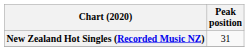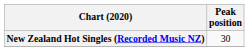(226, 38) 31 -> (226, 38) 30
